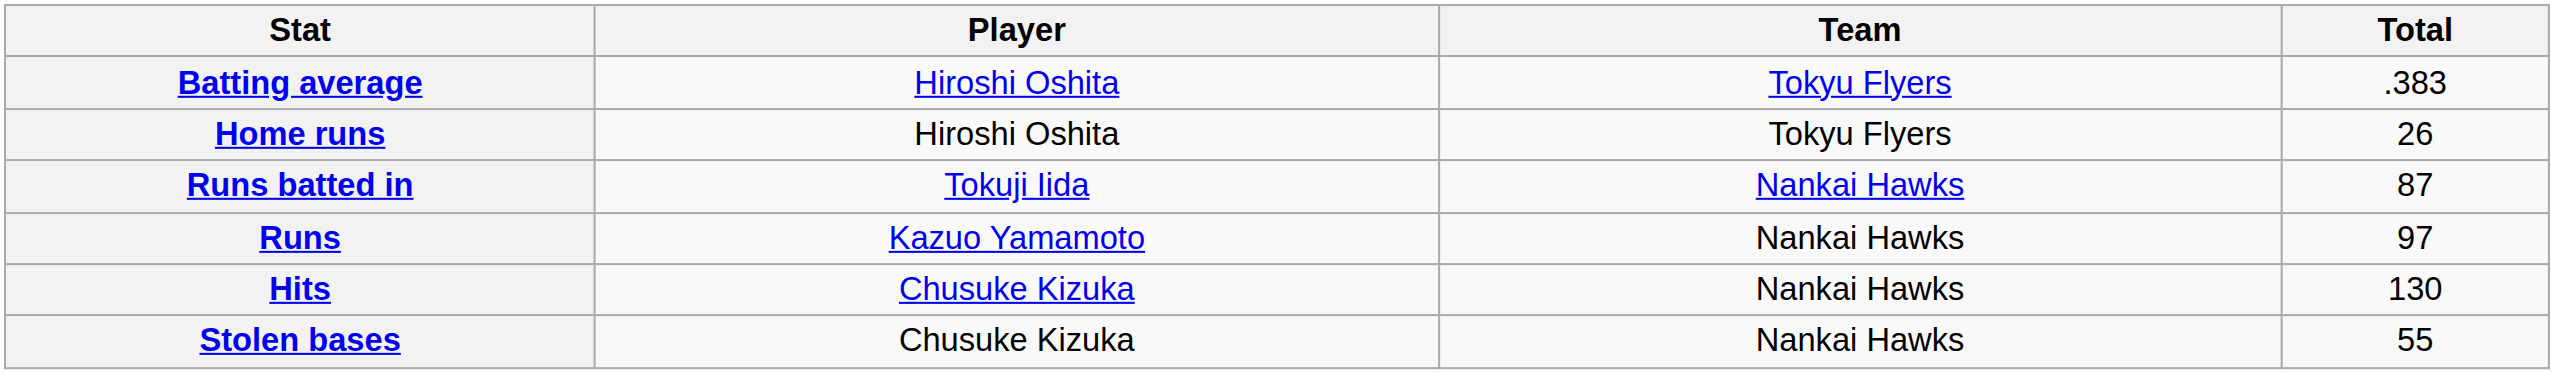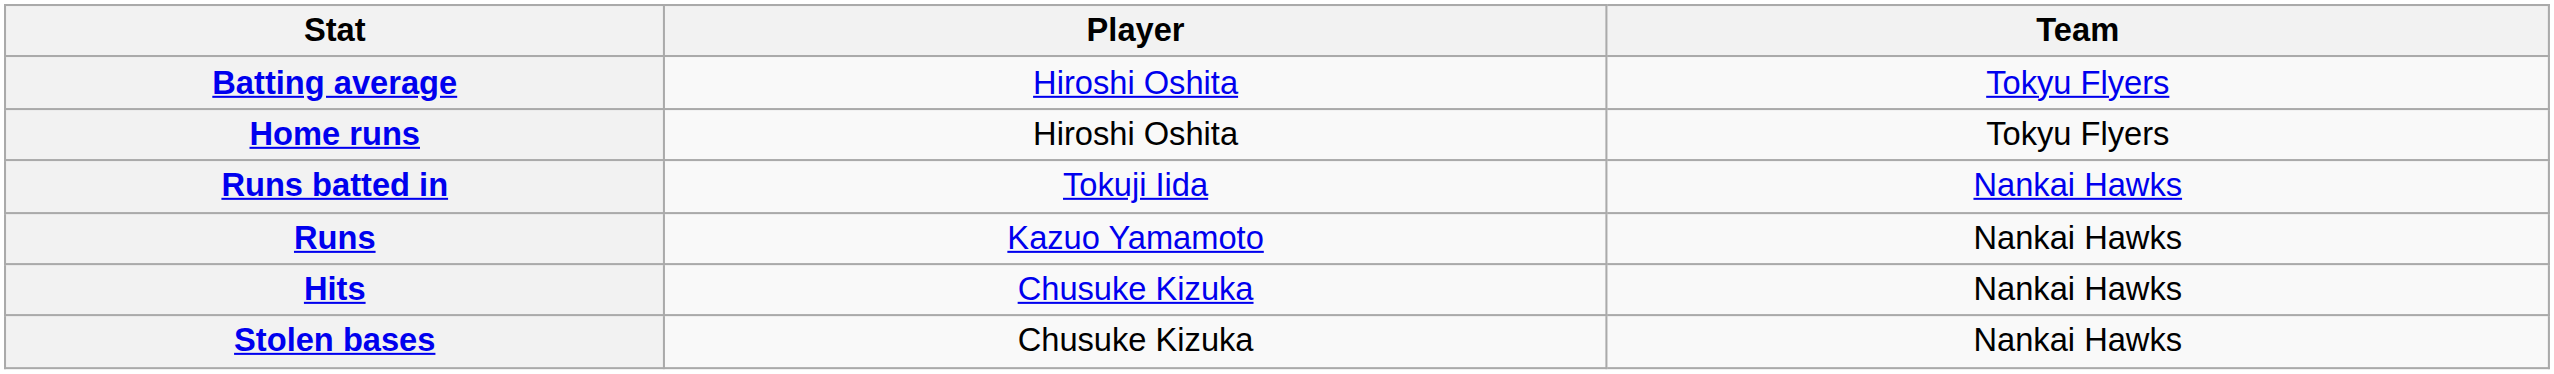- column: (2415, 30)
